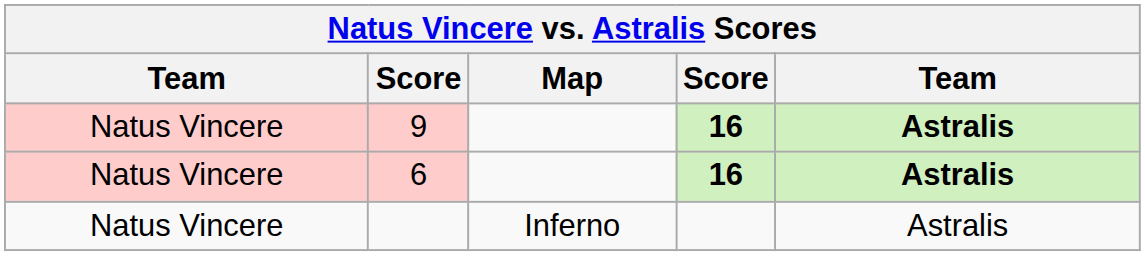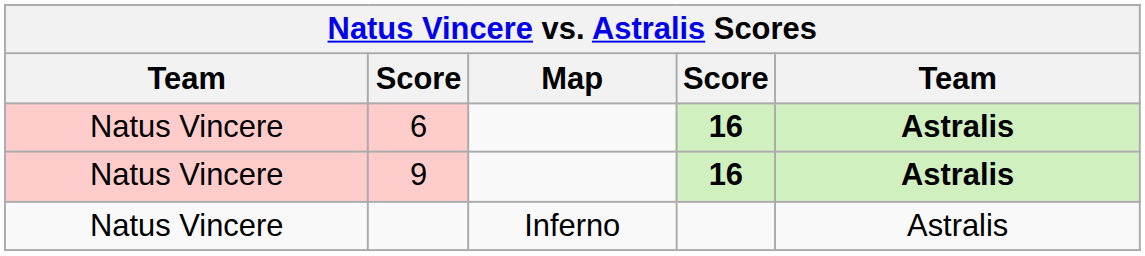rows swapped: (419, 175) <-> (419, 126)
